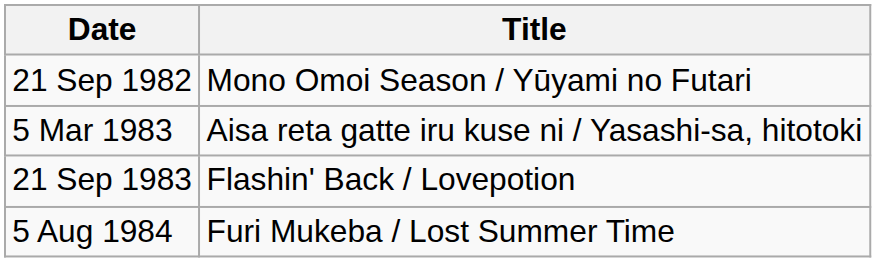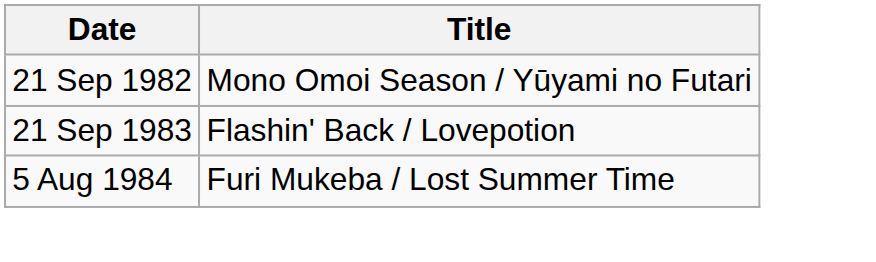- row: (92, 130)
